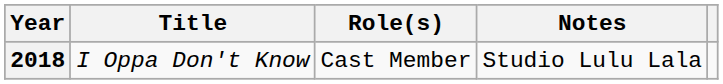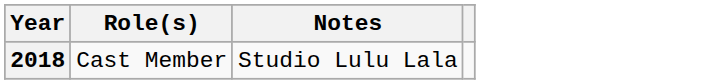- column: (193, 24)
